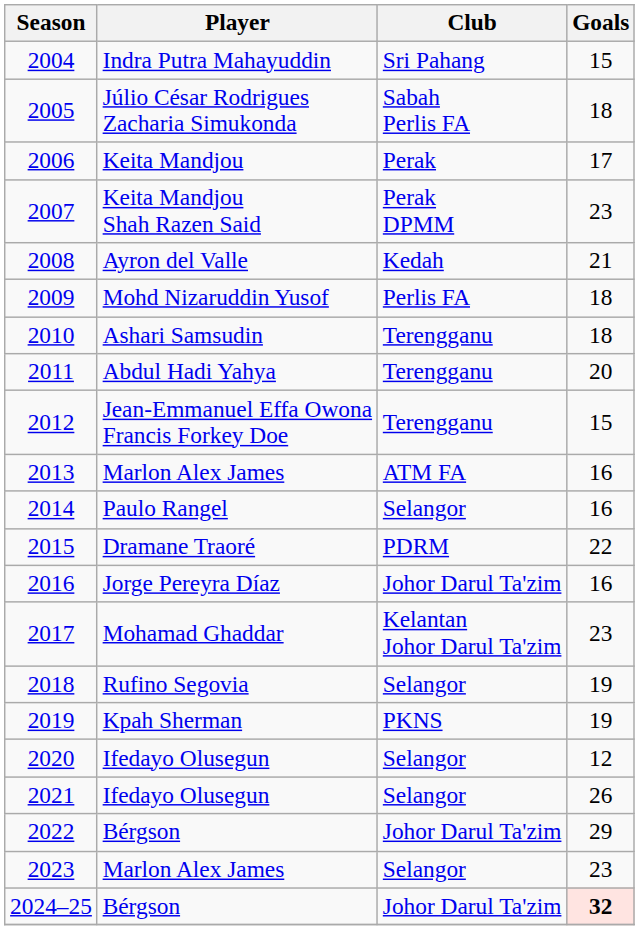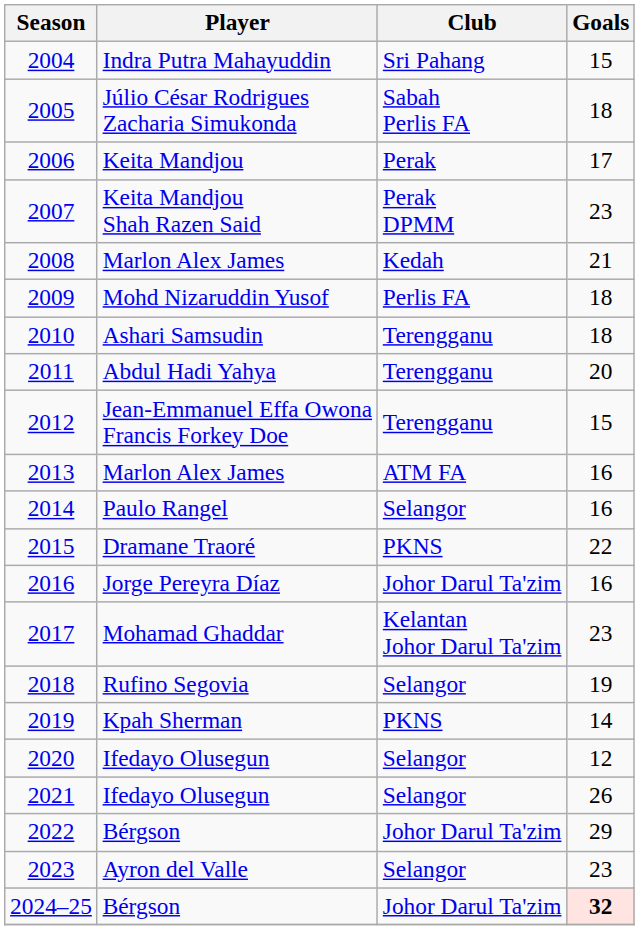(175, 260) Ayron del Valle -> (193, 260) Marlon Alex James
(416, 546) PDRM -> (413, 546) PKNS
(601, 720) 19 -> (601, 720) 14
(193, 869) Marlon Alex James -> (175, 869) Ayron del Valle
